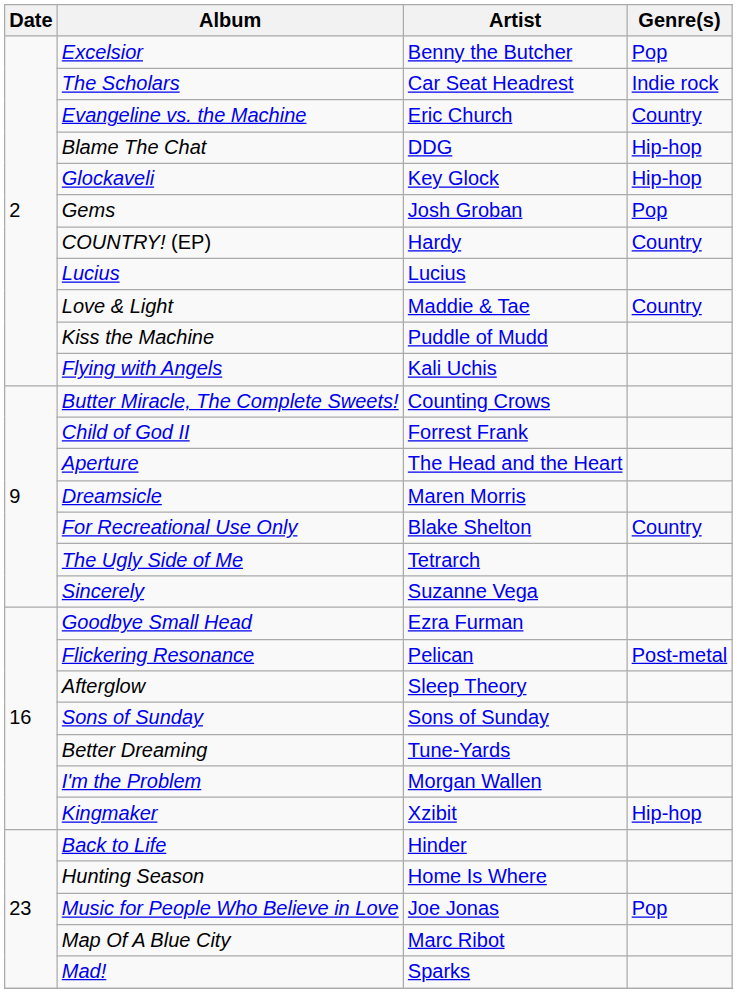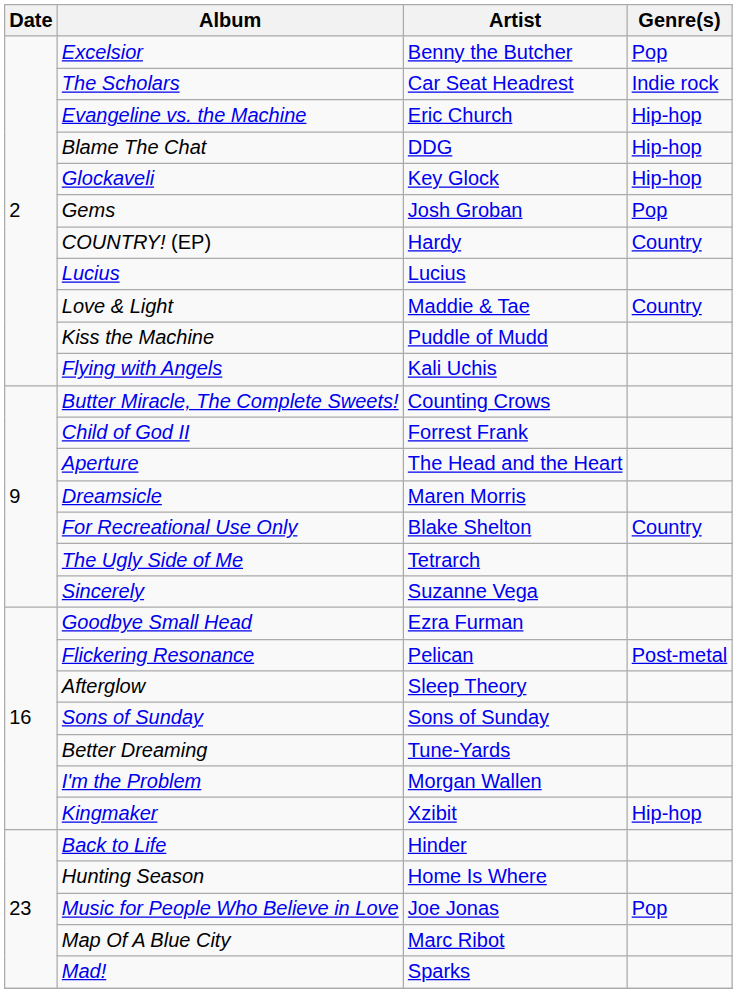(667, 115) Country -> (667, 115) Hip-hop
